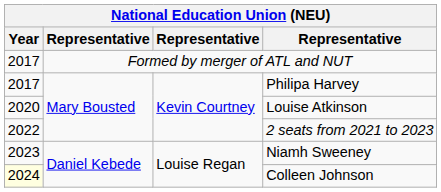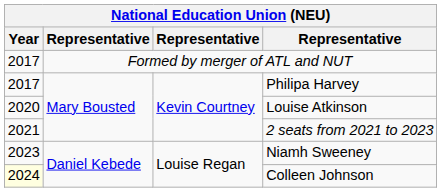(24, 130) 2022 -> (24, 130) 2021
